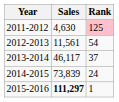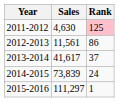(93, 43) 54 -> (94, 43) 86
(67, 58) 46,117 -> (67, 58) 41,617
(69, 89) bold -> (69, 89) normal
